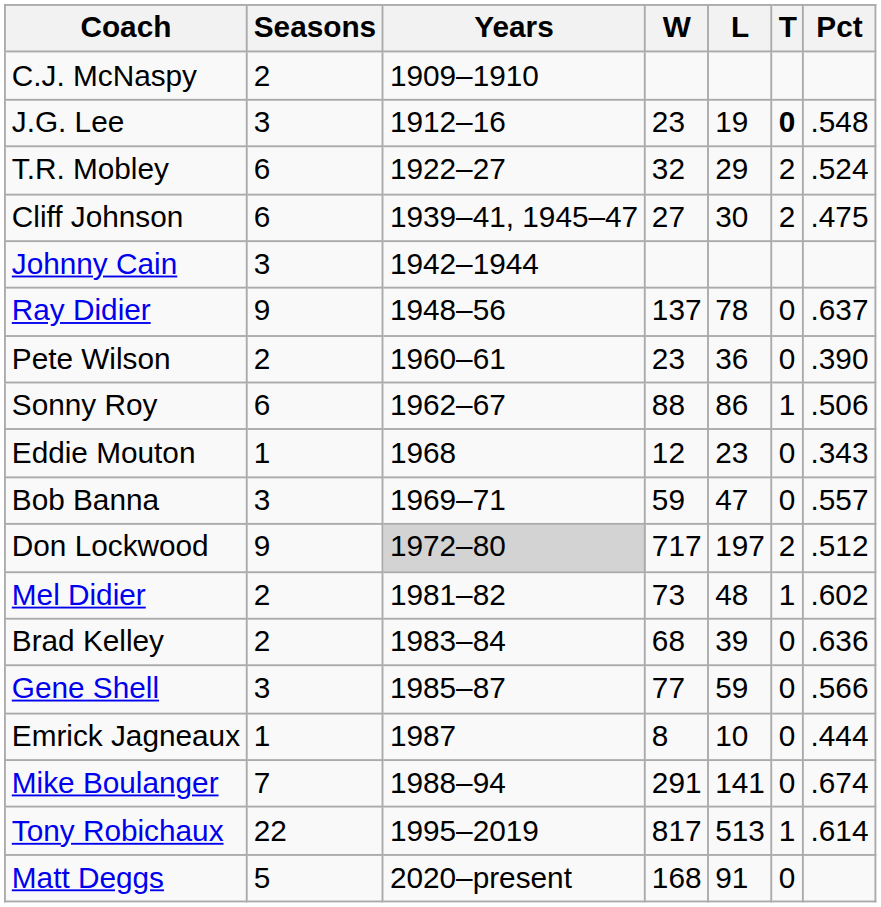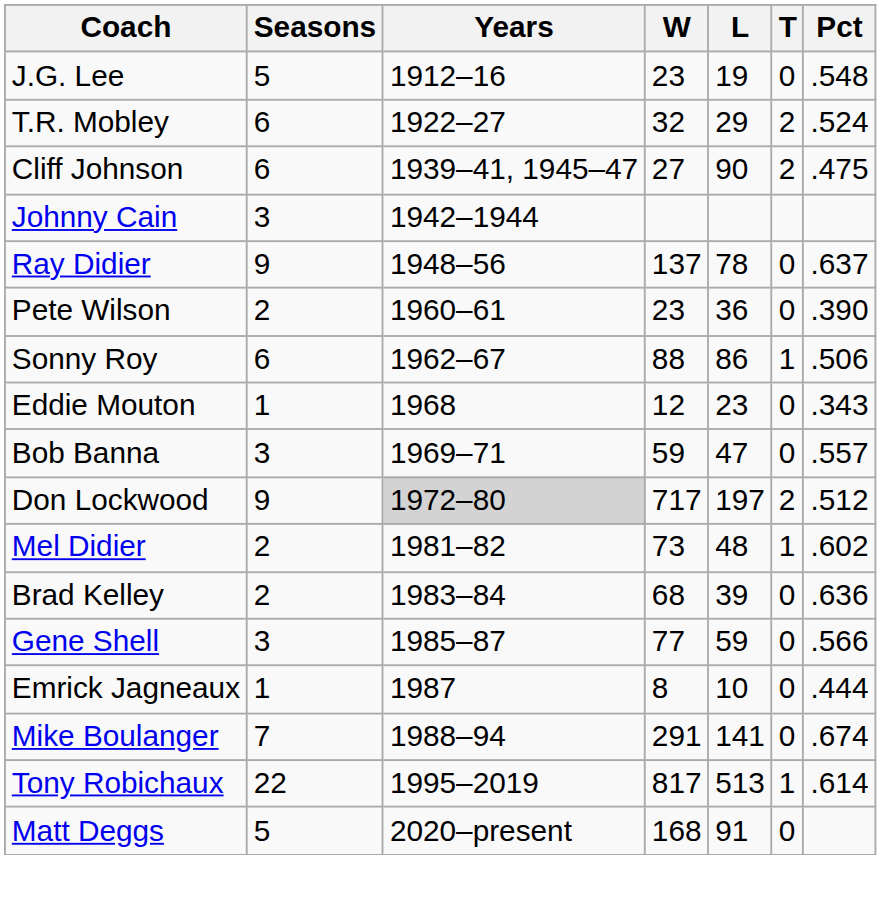- row: (104, 75)
(262, 122) 3 -> (262, 75) 5
(787, 122) bold -> (787, 75) normal
(732, 216) 30 -> (732, 169) 90
